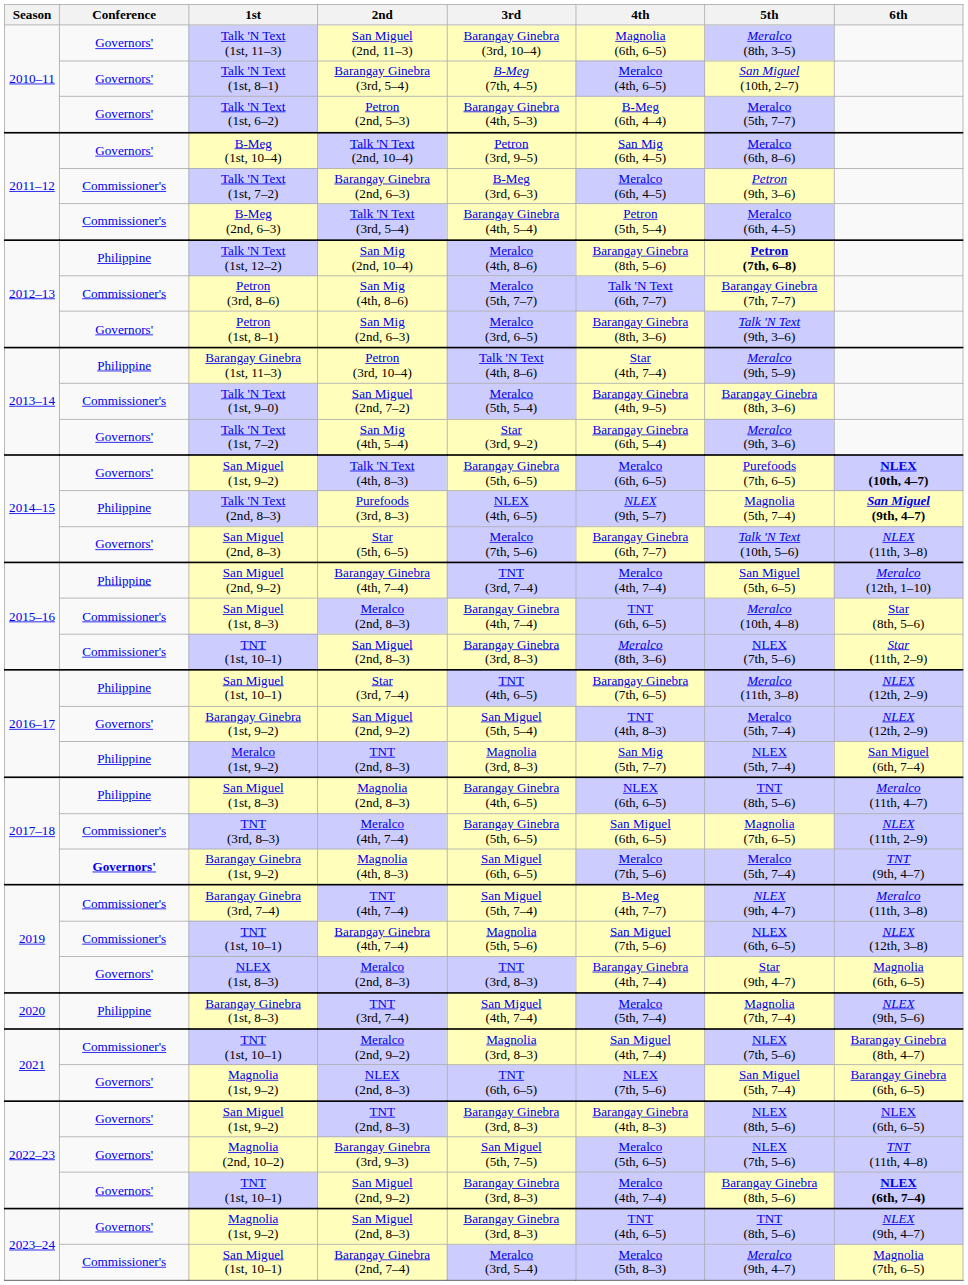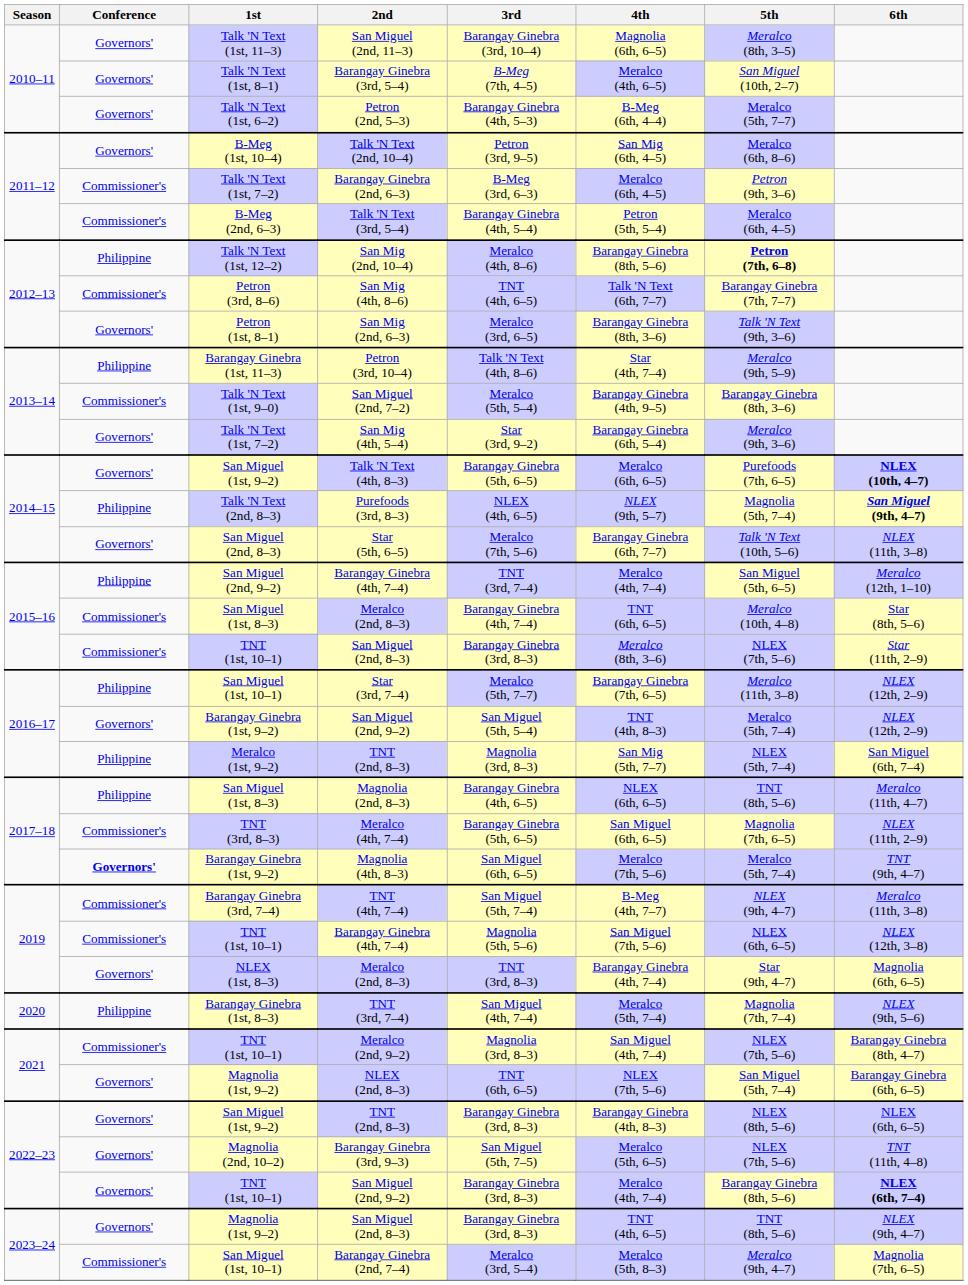(511, 293) Meralco (5th, 7–7) -> (511, 293) TNT (4th, 6–5)
(511, 688) TNT (4th, 6–5) -> (511, 688) Meralco (5th, 7–7)
